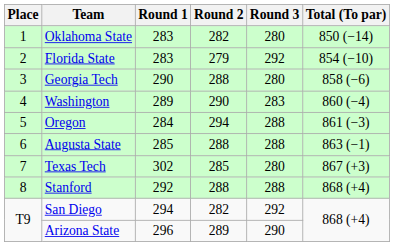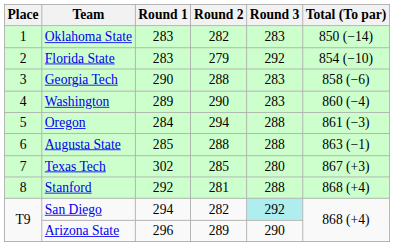(275, 36) 280 -> (275, 36) 283
(275, 79) 280 -> (275, 79) 283
(219, 187) 288 -> (219, 187) 281
(275, 209) no background -> (275, 209) paleturquoise background
